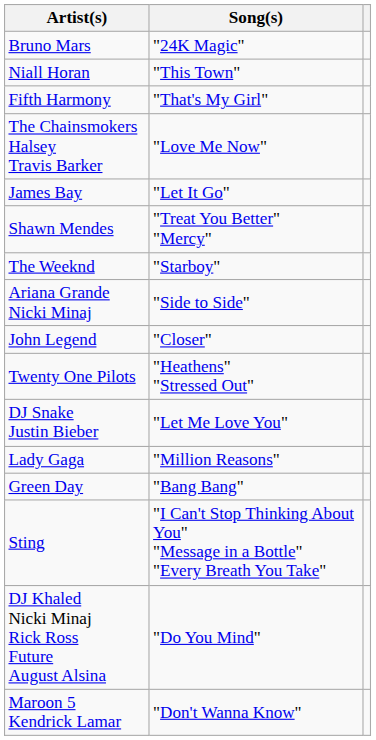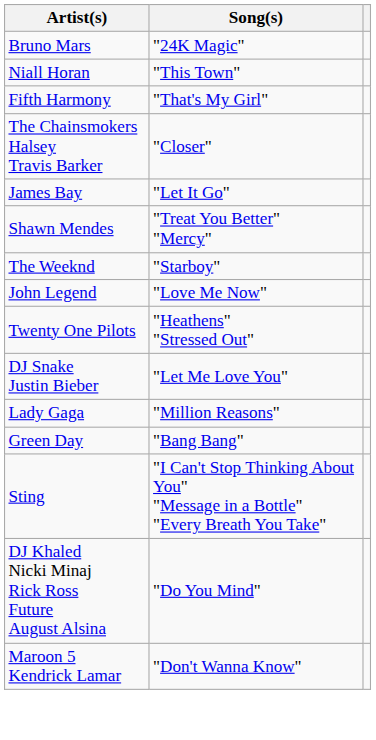(210, 145) "Love Me Now" -> (182, 145) "Closer"
- row: (59, 302)
(182, 339) "Closer" -> (210, 293) "Love Me Now"
